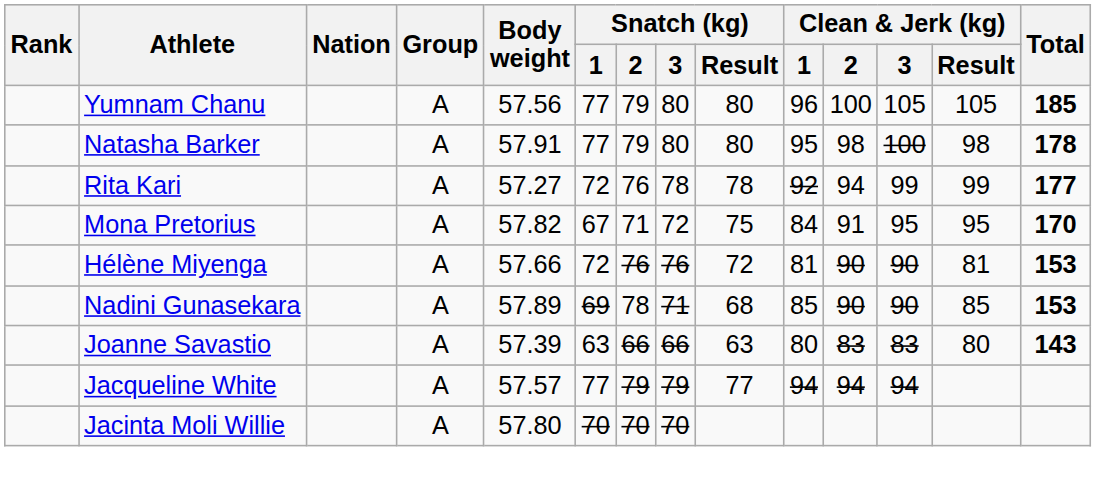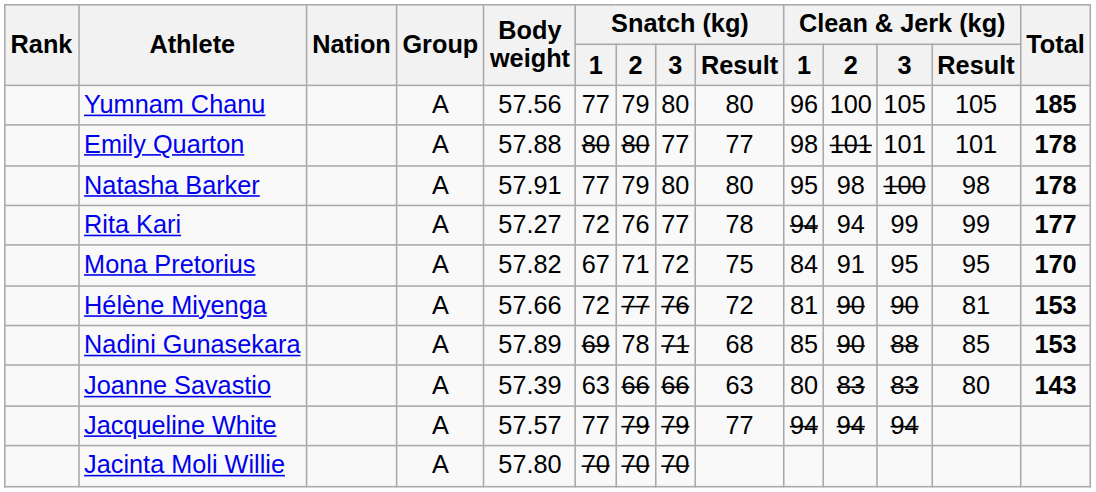+ row: (164, 144)
(675, 184) 78 -> (675, 225) 77
(804, 184) 92 -> (804, 225) 94
(635, 265) 76 -> (635, 305) 77
(905, 305) 90 -> (905, 345) 88
